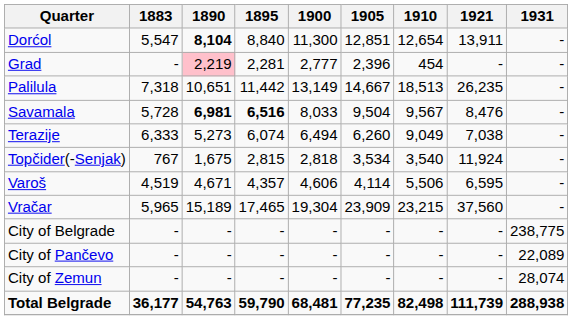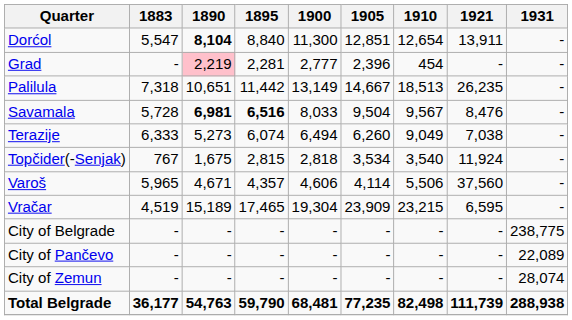(160, 183) 4,519 -> (160, 183) 5,965
(484, 183) 6,595 -> (480, 183) 37,560
(160, 207) 5,965 -> (160, 207) 4,519
(480, 207) 37,560 -> (484, 207) 6,595
